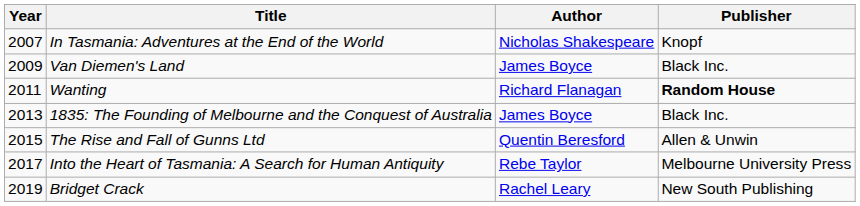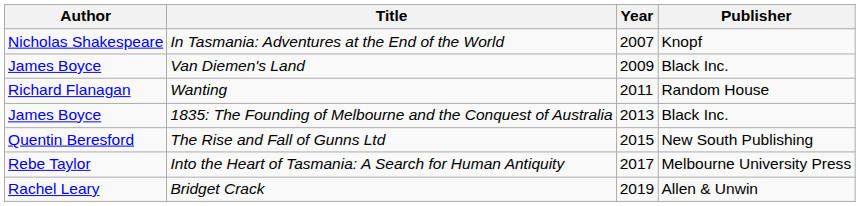columns swapped: (25, 16) <-> (577, 16)
(718, 90) bold -> (715, 90) normal
(710, 139) Allen & Unwin -> (737, 139) New South Publishing
(737, 189) New South Publishing -> (710, 189) Allen & Unwin
